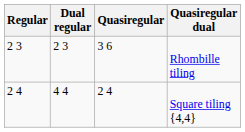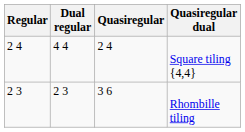rows swapped: (195, 65) <-> (200, 111)
